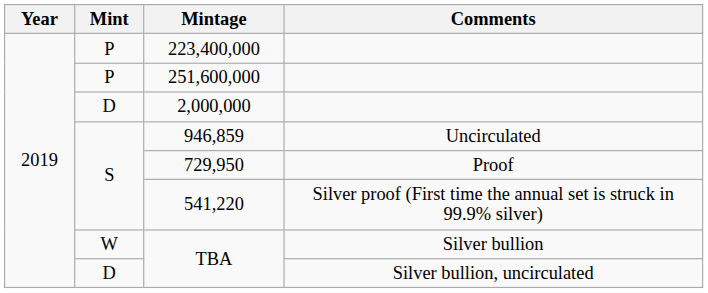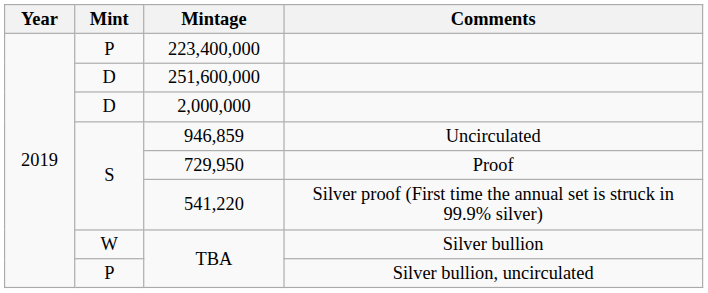(109, 77) P -> (109, 77) D
(109, 273) D -> (109, 273) P
